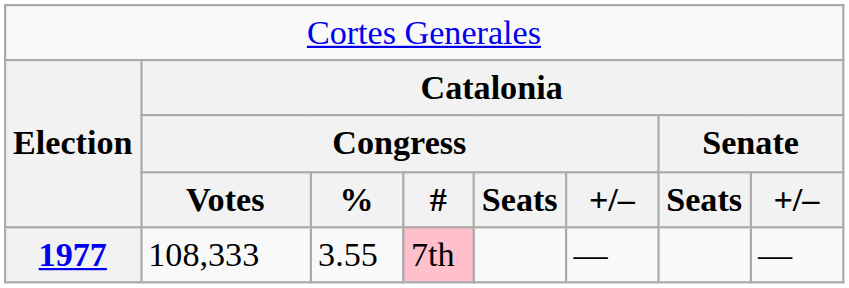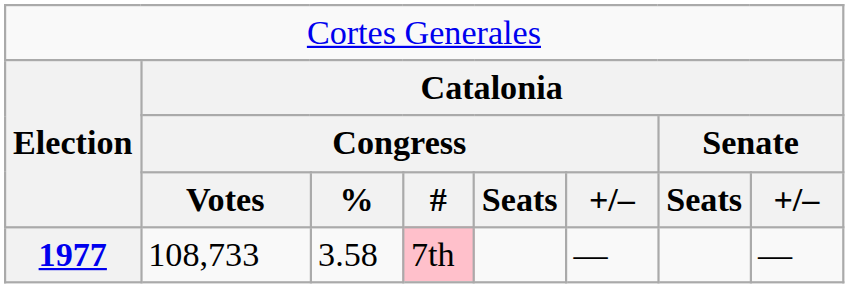(204, 253) 108,333 -> (204, 253) 108,733
(348, 253) 3.55 -> (348, 253) 3.58
